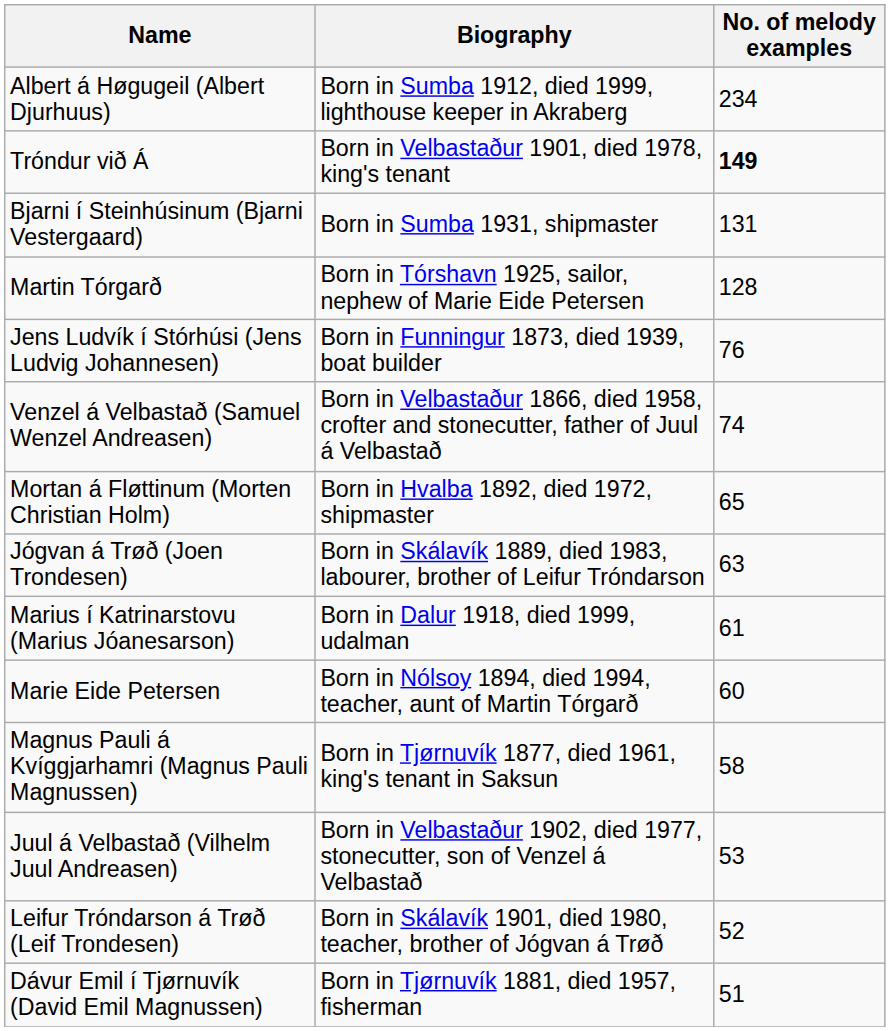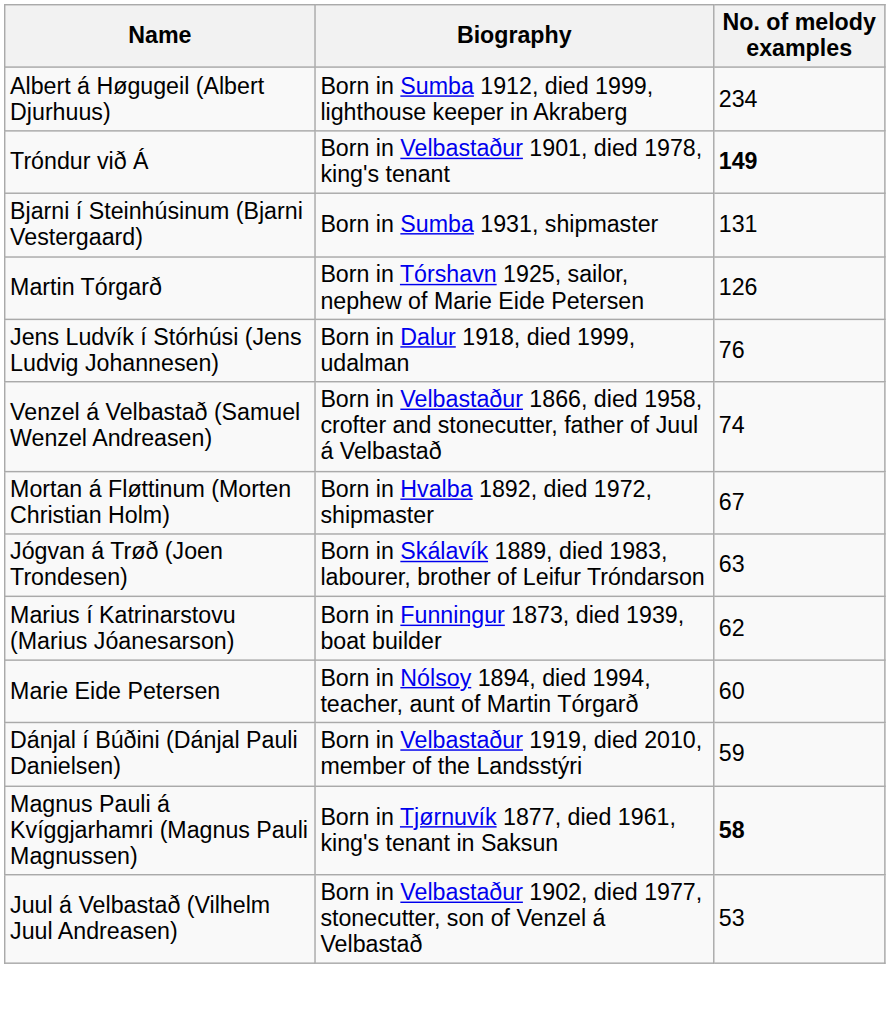(738, 287) 128 -> (738, 287) 126
(502, 350) Born in Funningur 1873, died 1939, boat builder -> (478, 350) Born in Dalur 1918, died 1999, udalman
(732, 502) 65 -> (732, 502) 67
(478, 628) Born in Dalur 1918, died 1999, udalman -> (502, 628) Born in Funningur 1873, died 1939, boat builder
(732, 628) 61 -> (732, 628) 62
+ row: (154, 753)
(732, 766) normal -> (732, 829) bold
- row: (138, 931)
- row: (136, 994)
